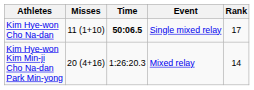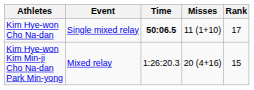columns swapped: (186, 12) <-> (86, 12)
(236, 64) 14 -> (236, 64) 15
